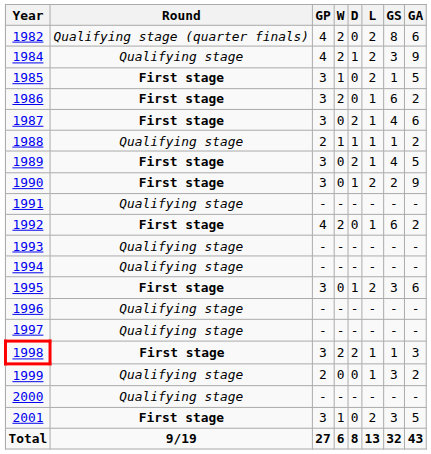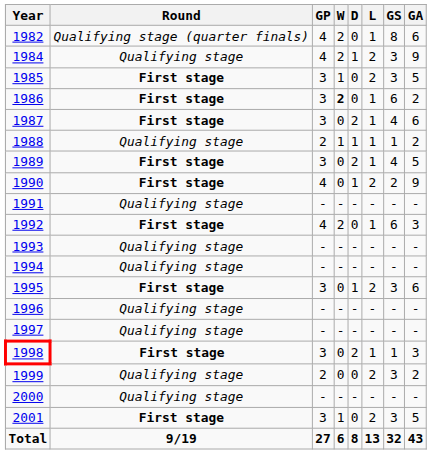(372, 36) 2 -> (372, 36) 1
(394, 78) 1 -> (394, 78) 3
(341, 99) normal -> (341, 99) bold
(323, 183) 3 -> (323, 183) 4
(416, 225) 2 -> (416, 225) 3
(341, 353) 2 -> (341, 353) 0
(372, 375) 1 -> (372, 375) 2
